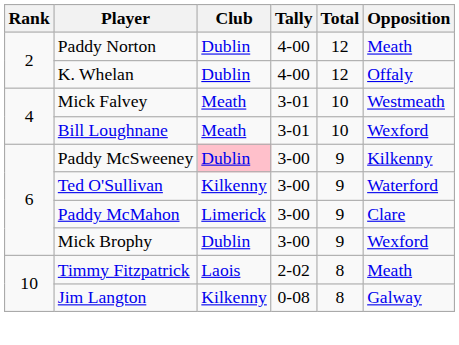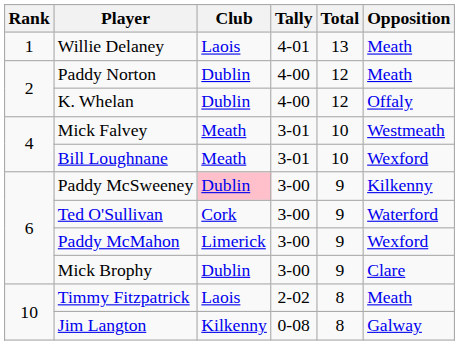+ row: (111, 46)
(234, 185) Kilkenny -> (219, 213) Cork
(386, 213) Clare -> (398, 241) Wexford
(398, 241) Wexford -> (386, 269) Clare
